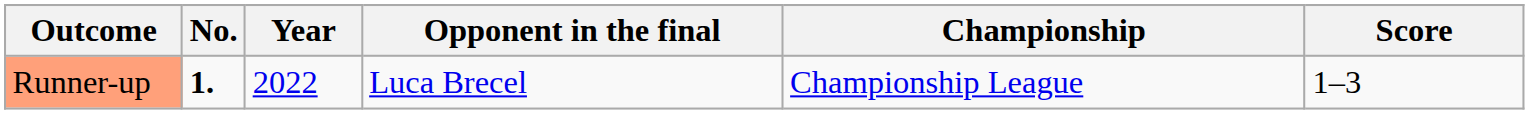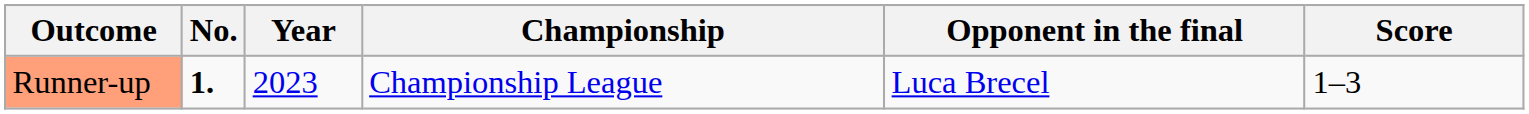columns swapped: (1044, 30) <-> (572, 30)
(285, 81) 2022 -> (285, 81) 2023
